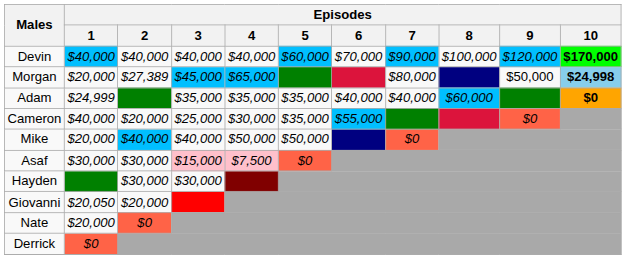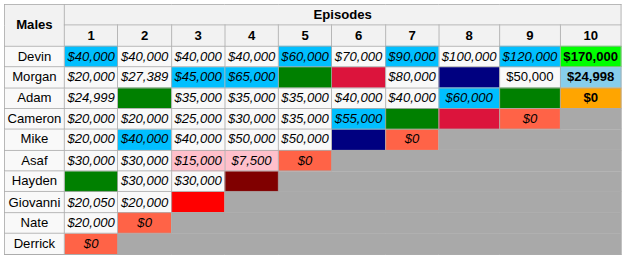(91, 118) $40,000 -> (91, 118) $20,000
